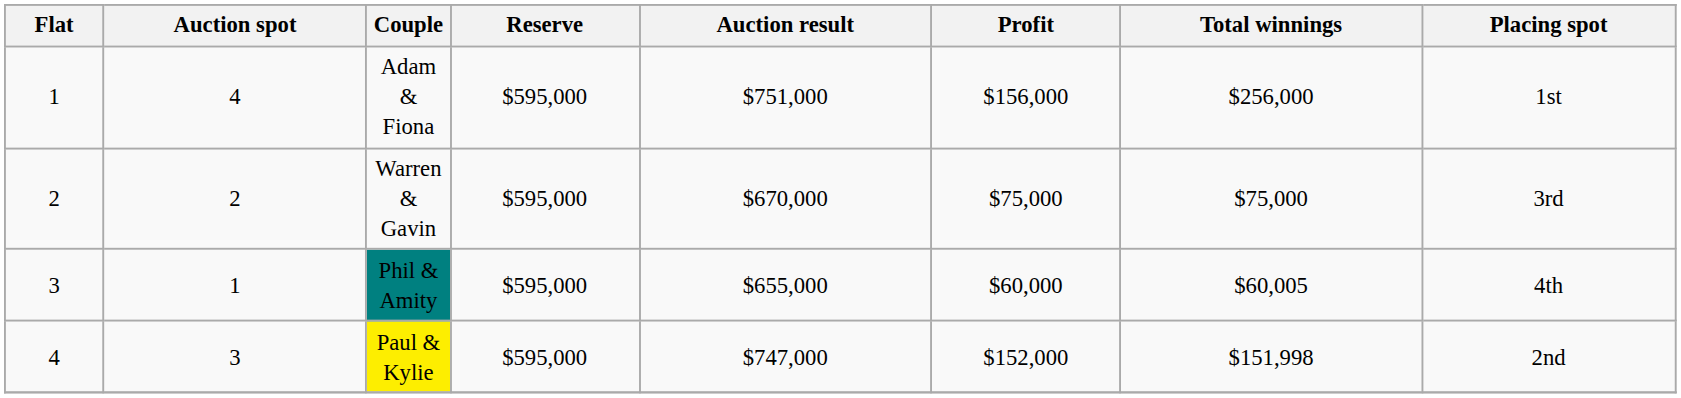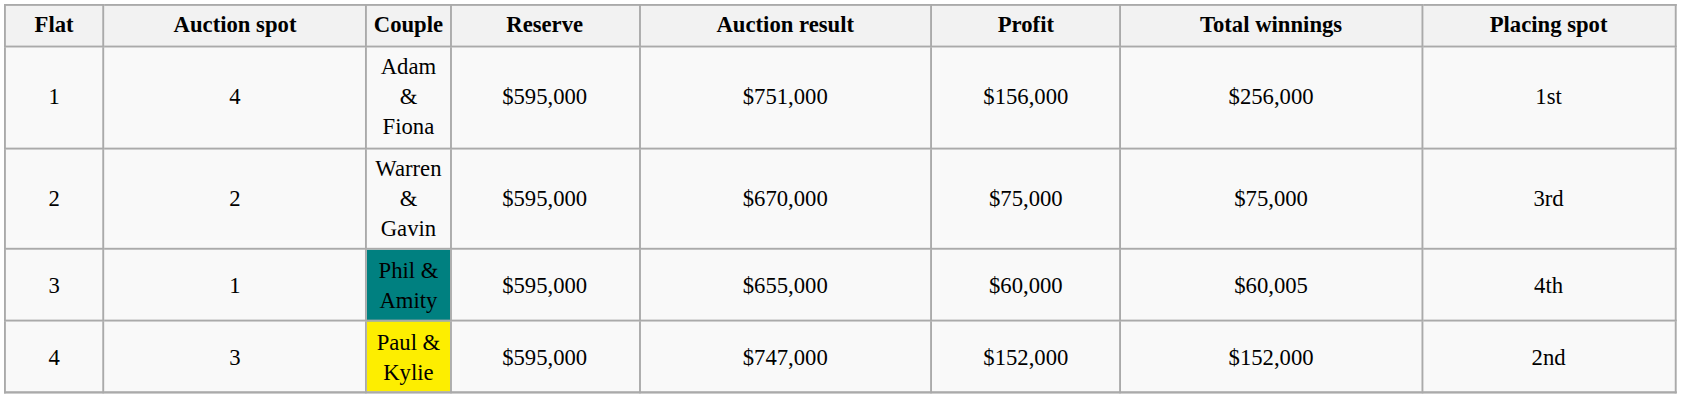(1271, 357) $151,998 -> (1271, 357) $152,000
